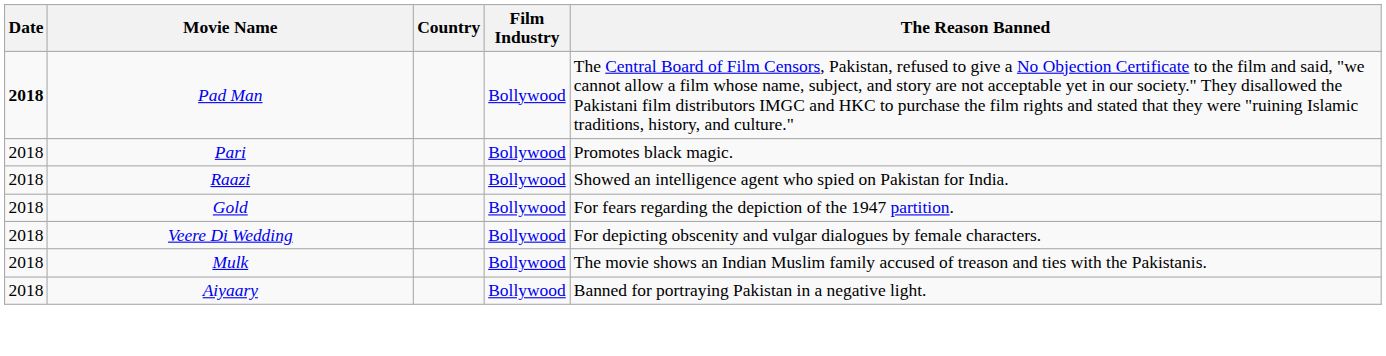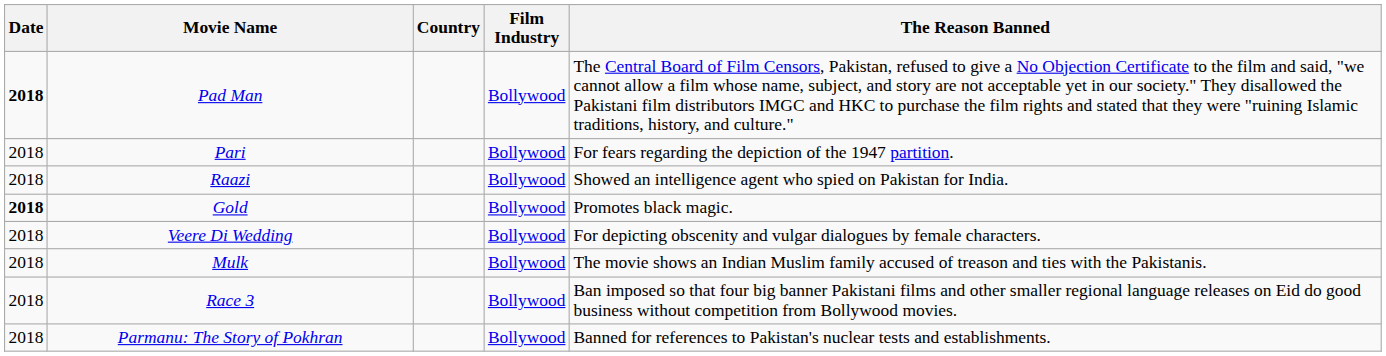(653, 152) Promotes black magic. -> (764, 152) For fears regarding the depiction of the 1947 partition.
(26, 207) normal -> (26, 207) bold
(764, 207) For fears regarding the depiction of the 1947 partition. -> (653, 207) Promotes black magic.
- row: (230, 290)
+ row: (230, 300)
+ row: (230, 337)
